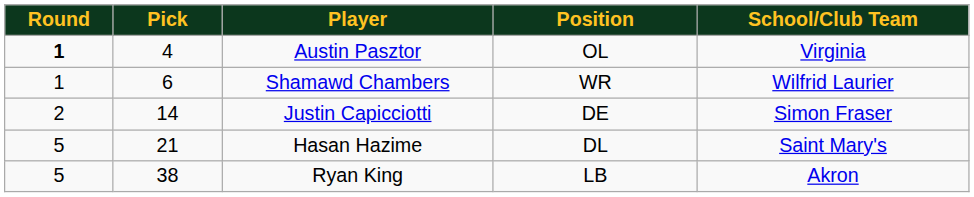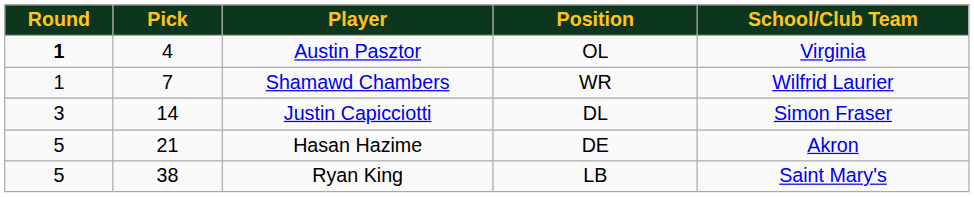(168, 82) 6 -> (168, 82) 7
(59, 113) 2 -> (59, 113) 3
(595, 113) DE -> (595, 113) DL
(595, 144) DL -> (595, 144) DE
(833, 144) Saint Mary's -> (833, 144) Akron
(833, 176) Akron -> (833, 176) Saint Mary's
